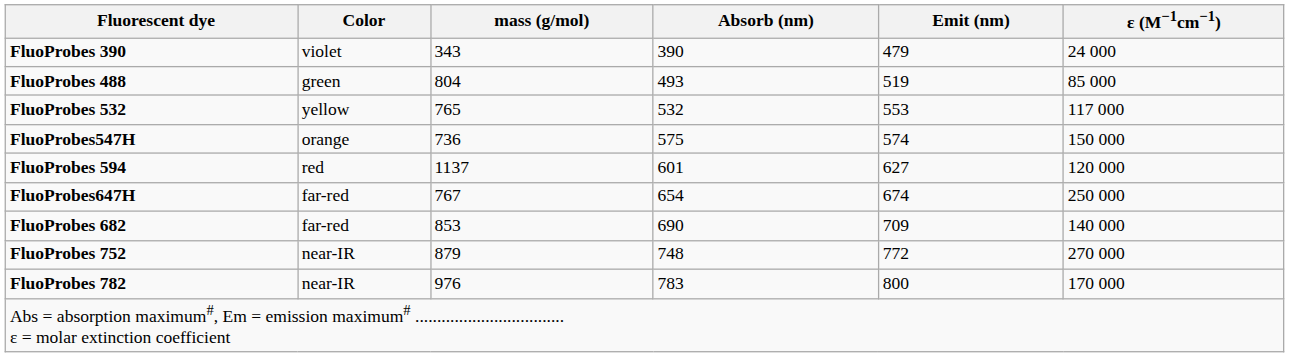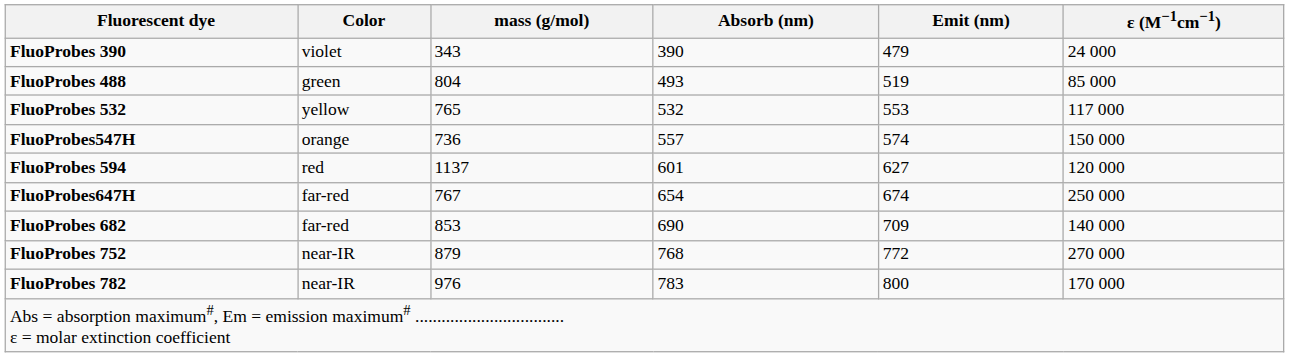(671, 138) 575 -> (671, 138) 557
(671, 254) 748 -> (671, 254) 768
